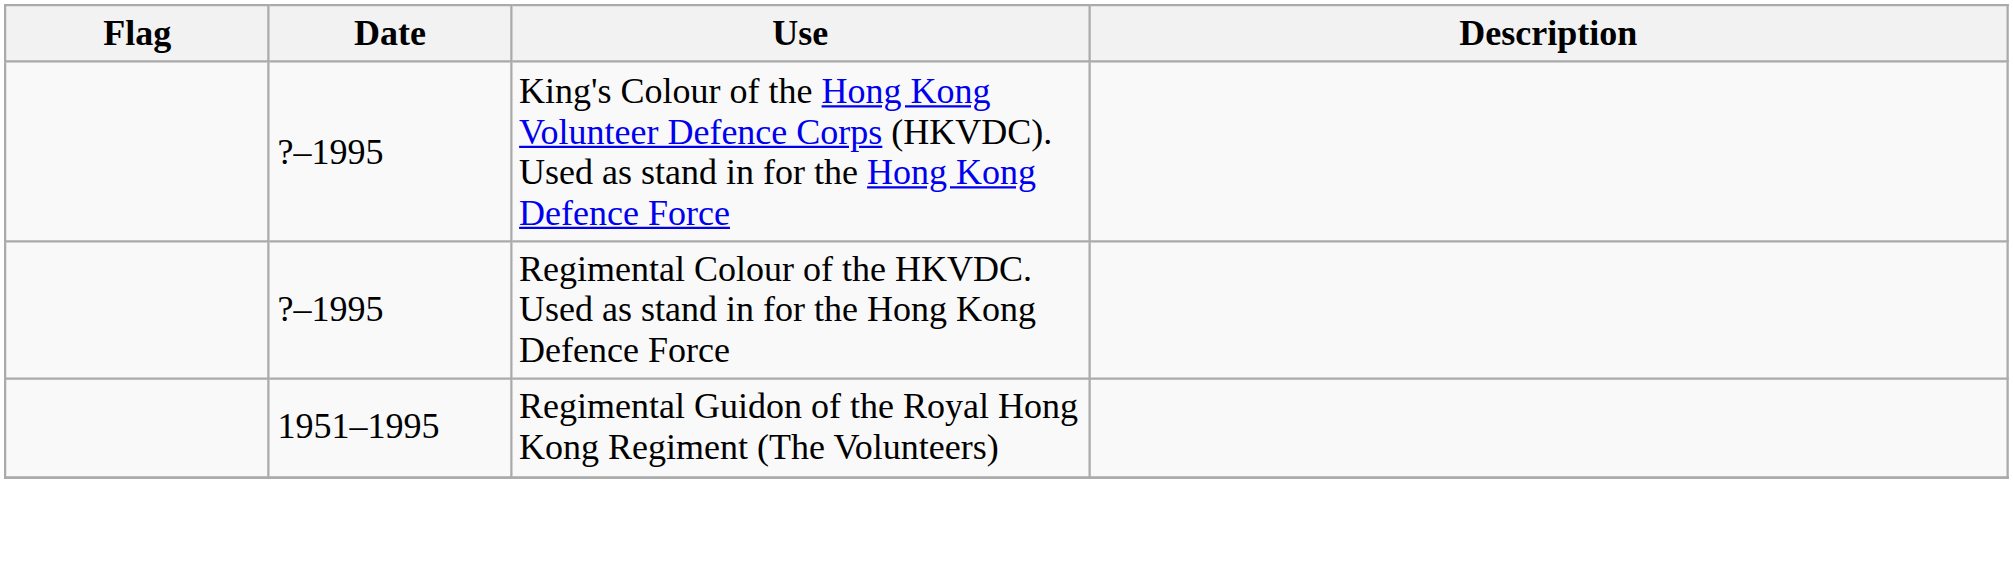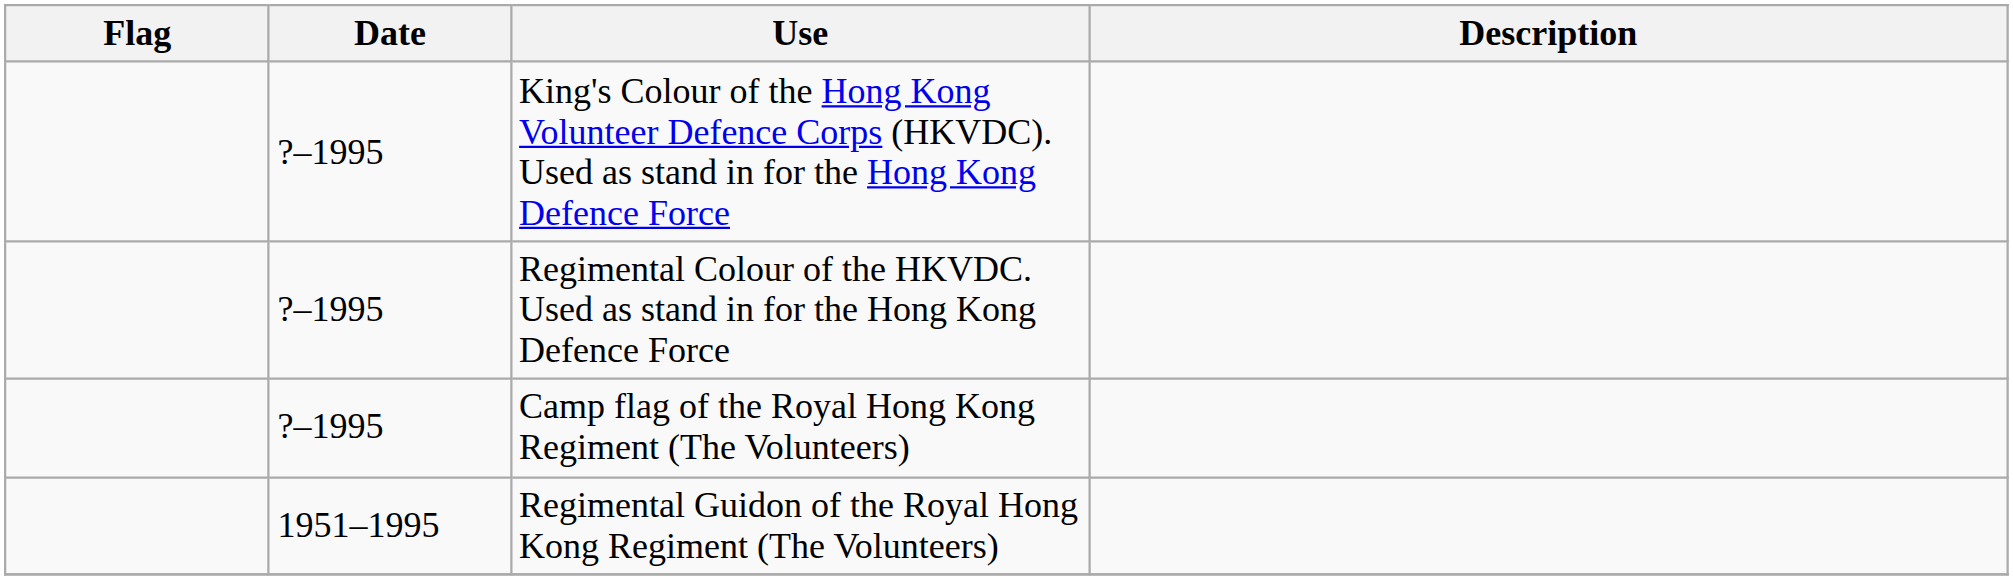+ row: (777, 427)
